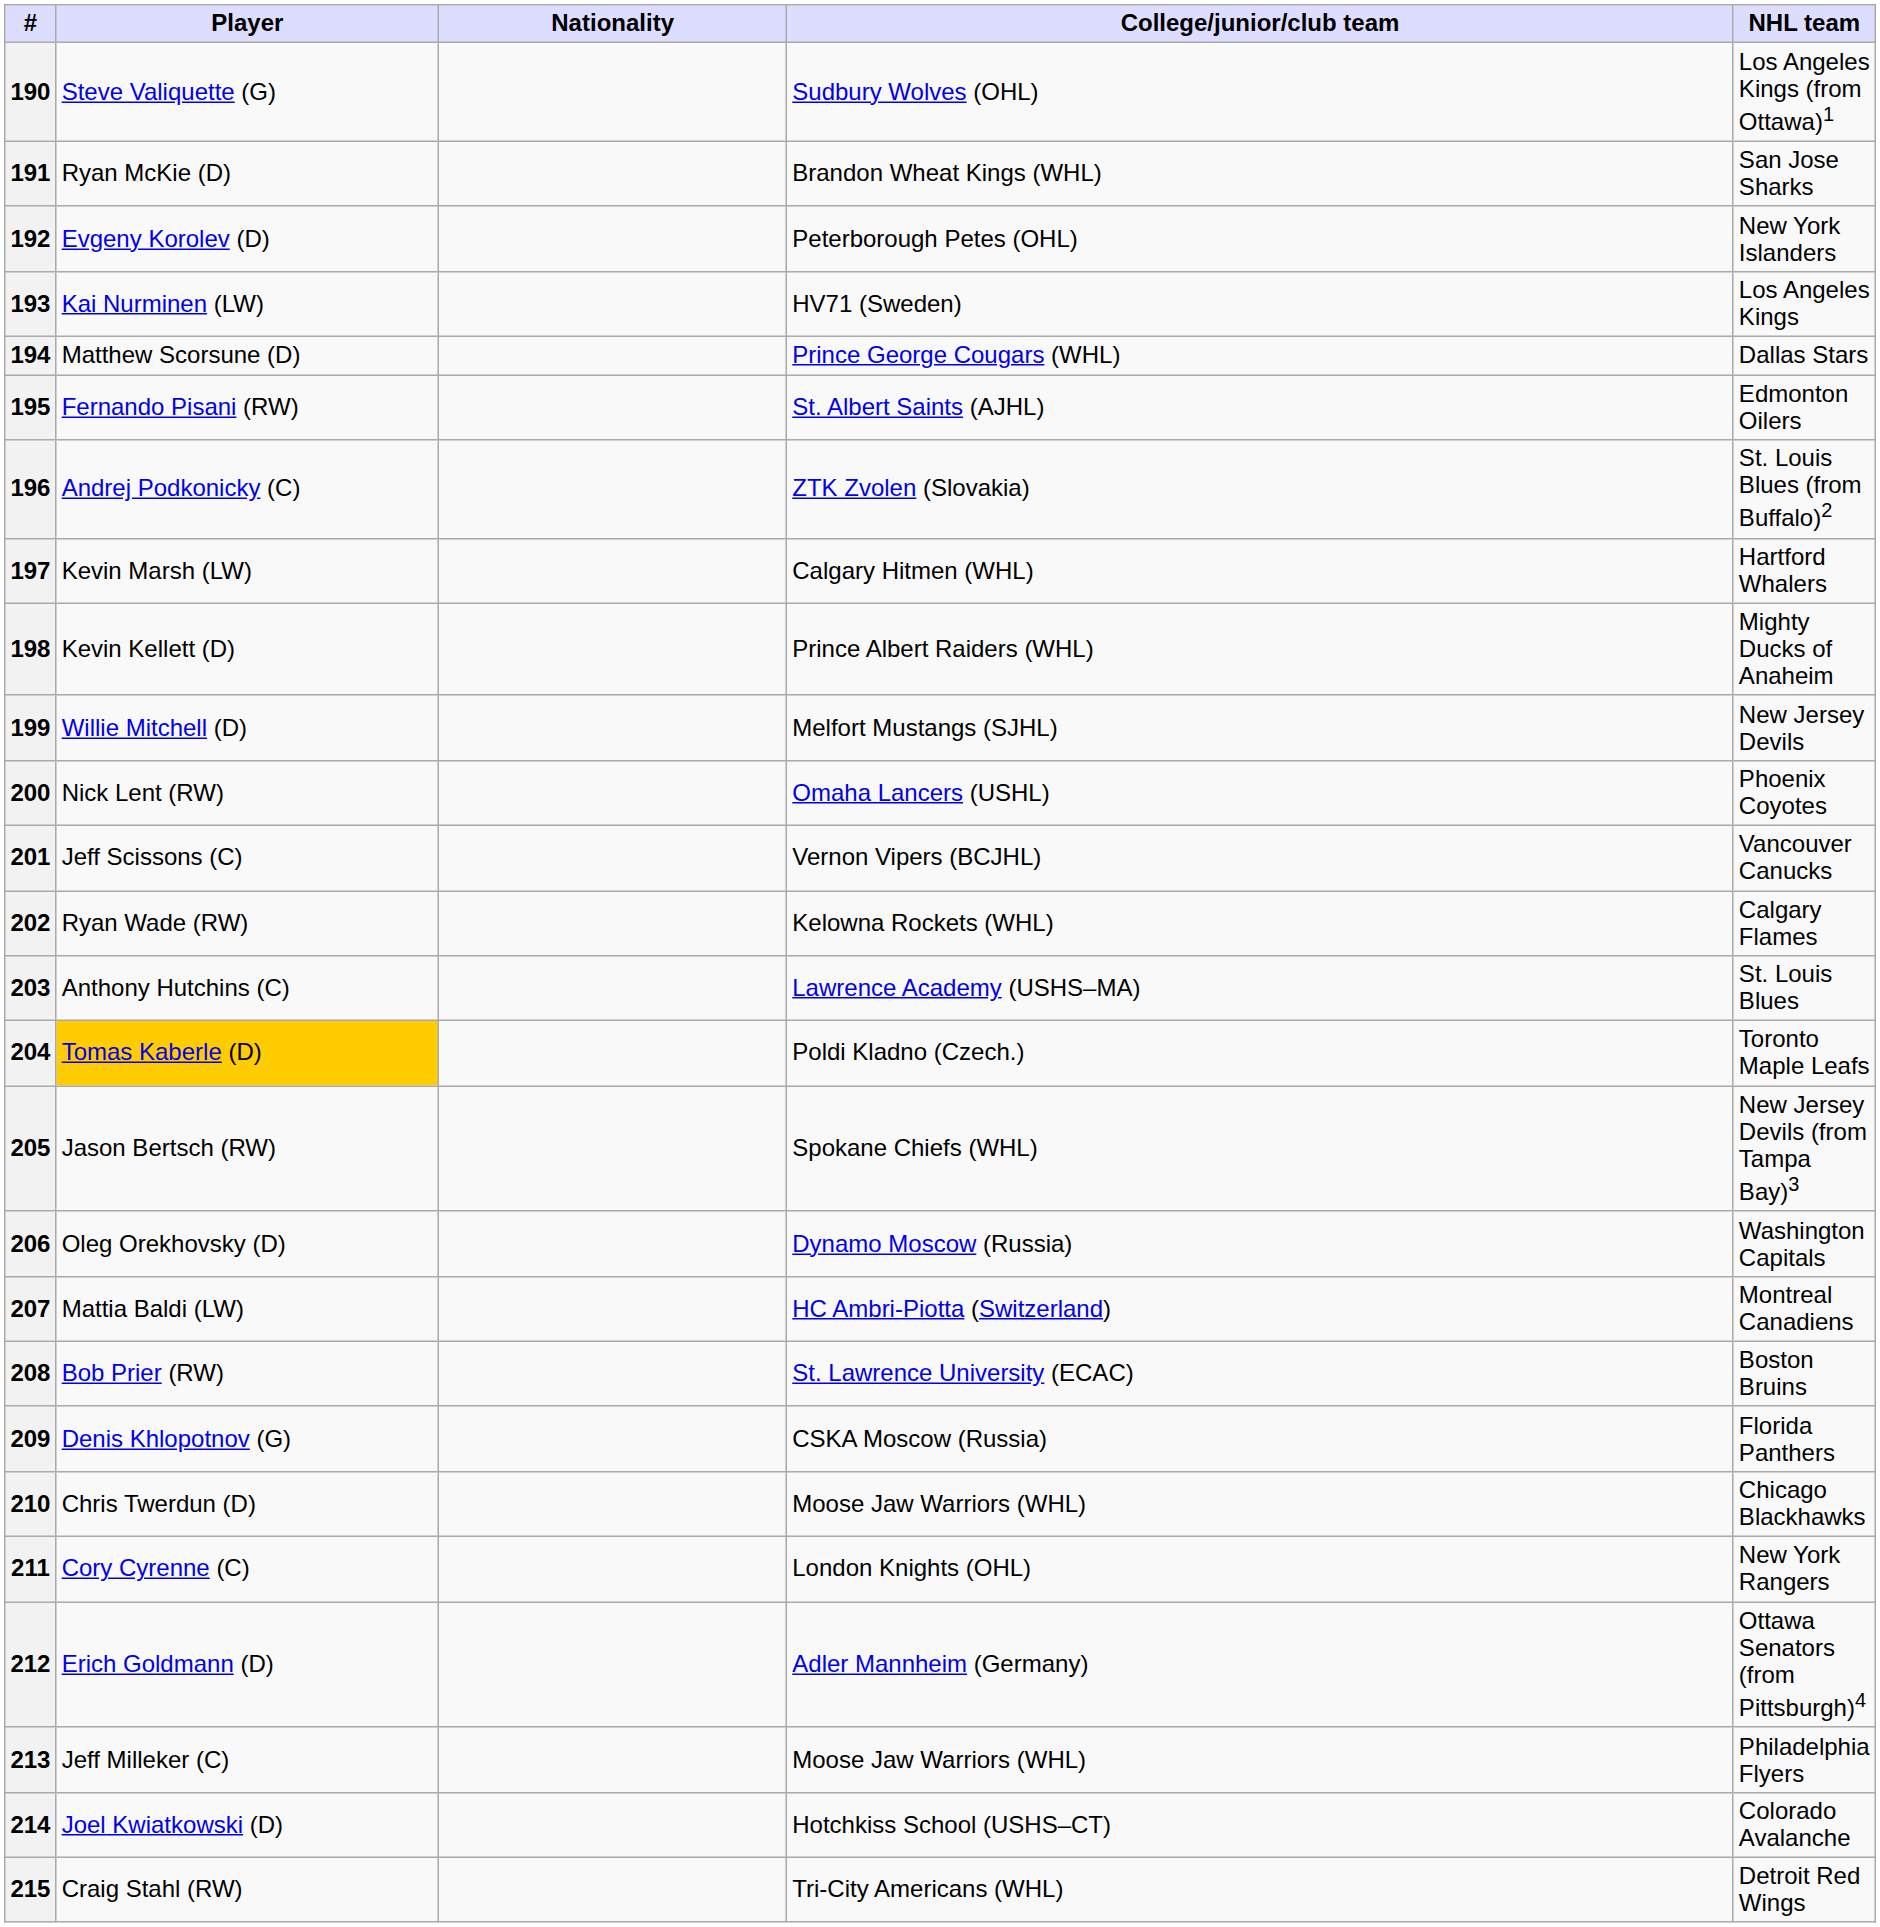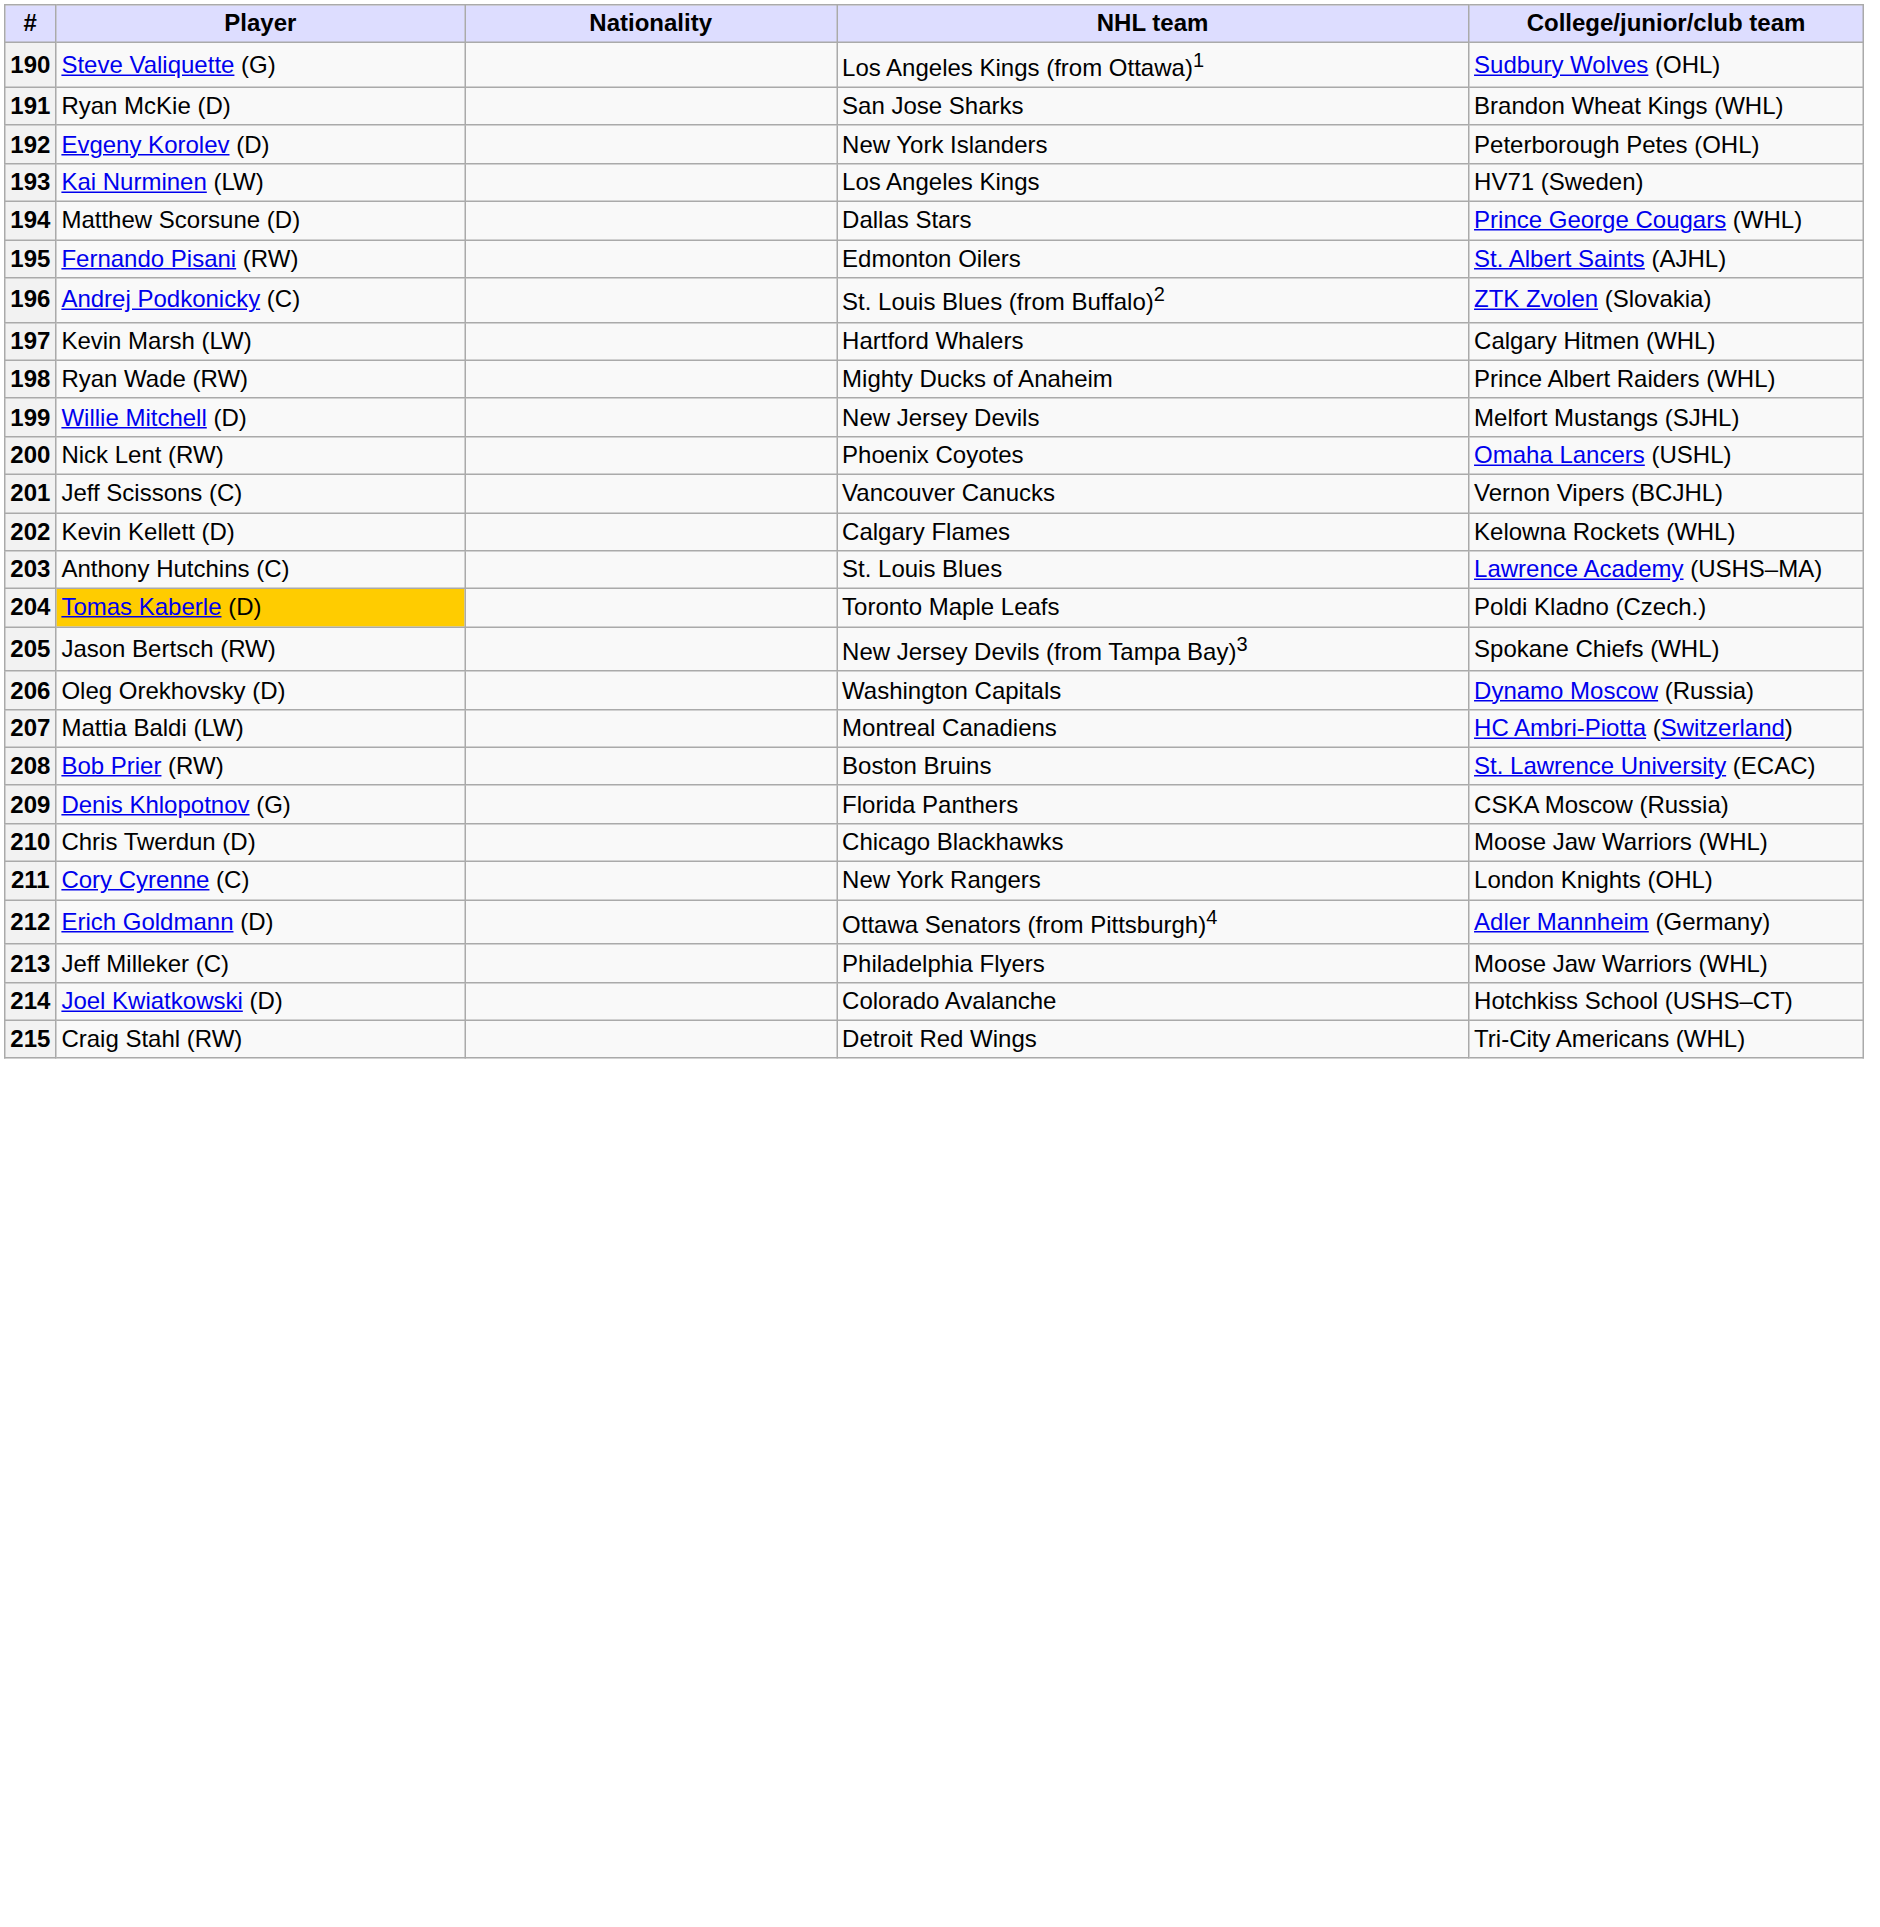columns swapped: (1804, 23) <-> (1260, 23)
(148, 649) Kevin Kellett (D) -> (155, 379) Ryan Wade (RW)
(155, 922) Ryan Wade (RW) -> (148, 531) Kevin Kellett (D)
